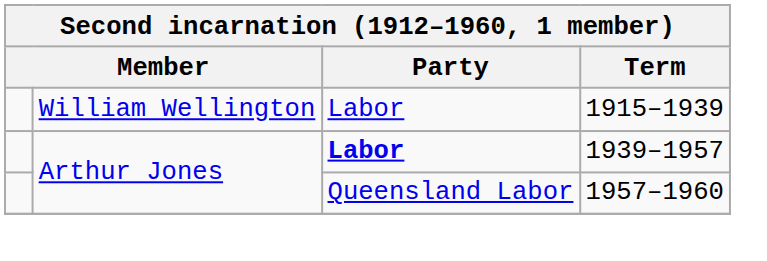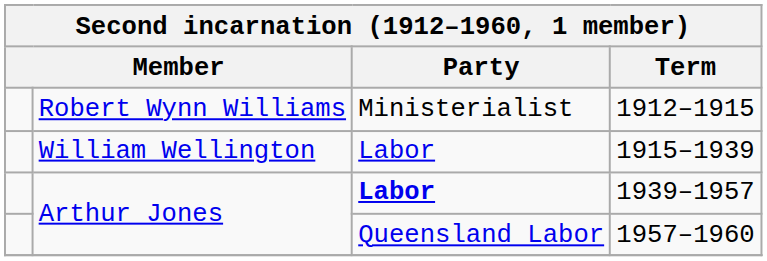+ row: (685, 109)
